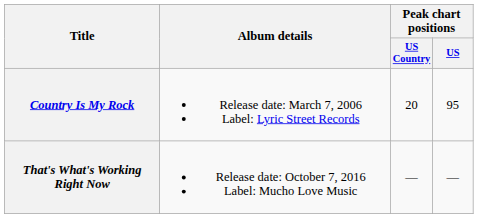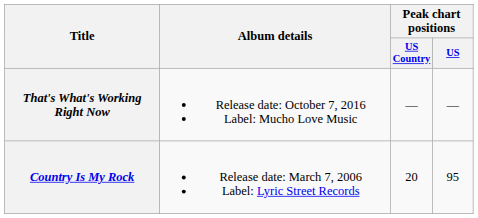rows swapped: (82, 104) <-> (82, 177)
